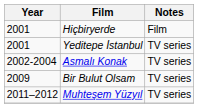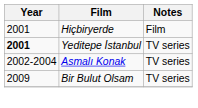(18, 45) normal -> (18, 45) bold
- row: (103, 95)
